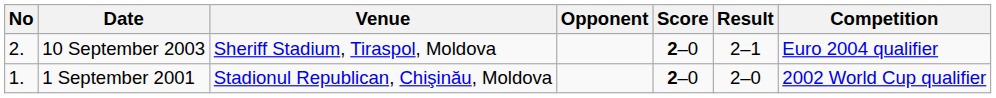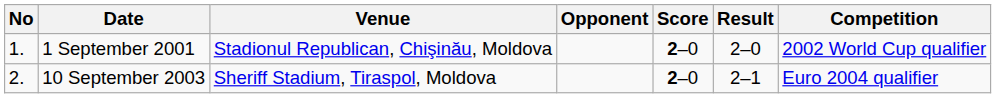rows swapped: (119, 78) <-> (124, 48)
